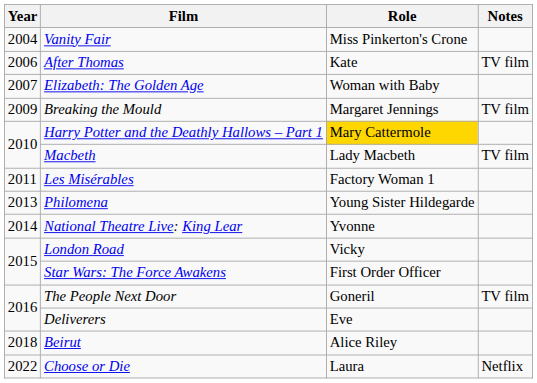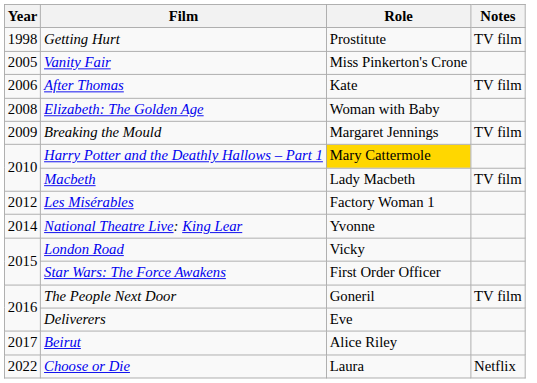+ row: (82, 39)
(23, 39) 2004 -> (23, 62) 2005
(23, 86) 2007 -> (23, 109) 2008
(22, 179) 2011 -> (23, 202) 2012
- row: (76, 202)
(23, 343) 2018 -> (23, 343) 2017
